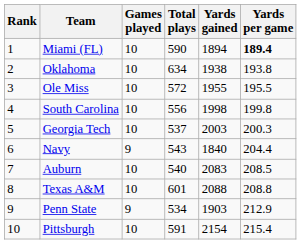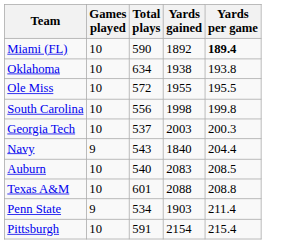- column: (22, 21)
(214, 48) 1894 -> (179, 48) 1892
(258, 209) 212.9 -> (222, 209) 211.4
